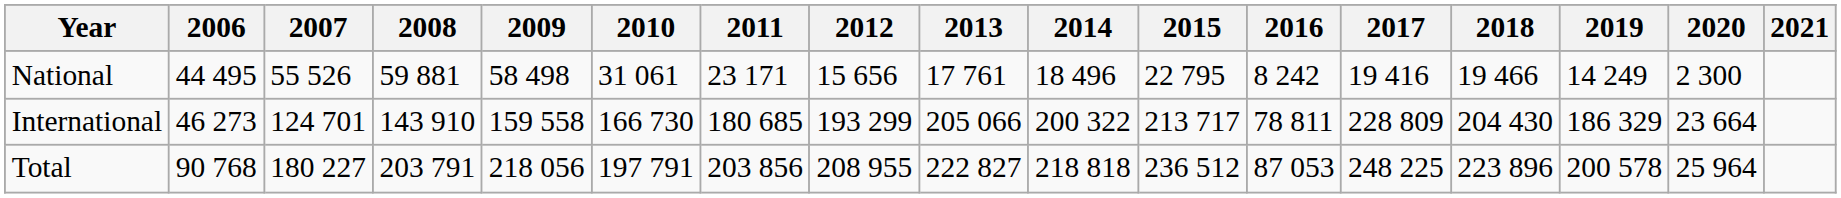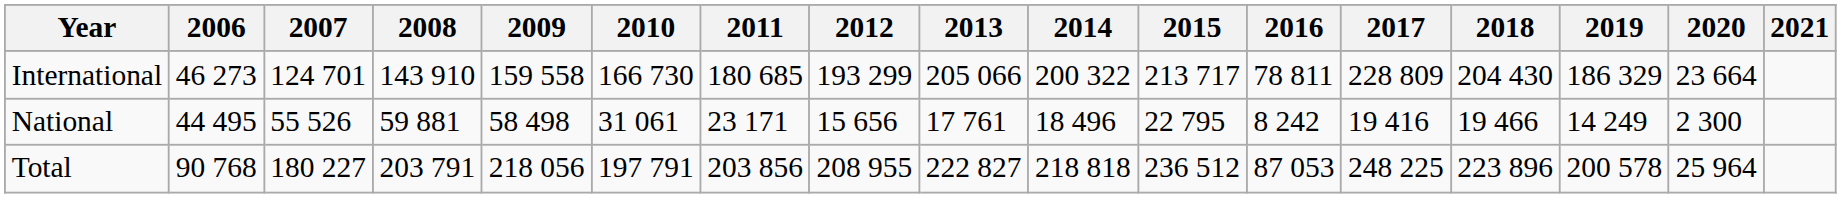rows swapped: (62, 74) <-> (87, 121)
